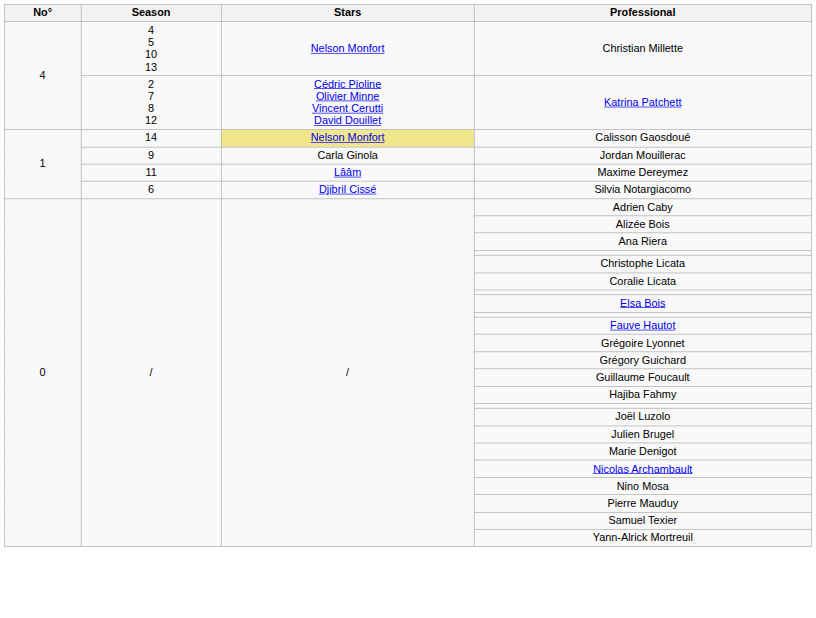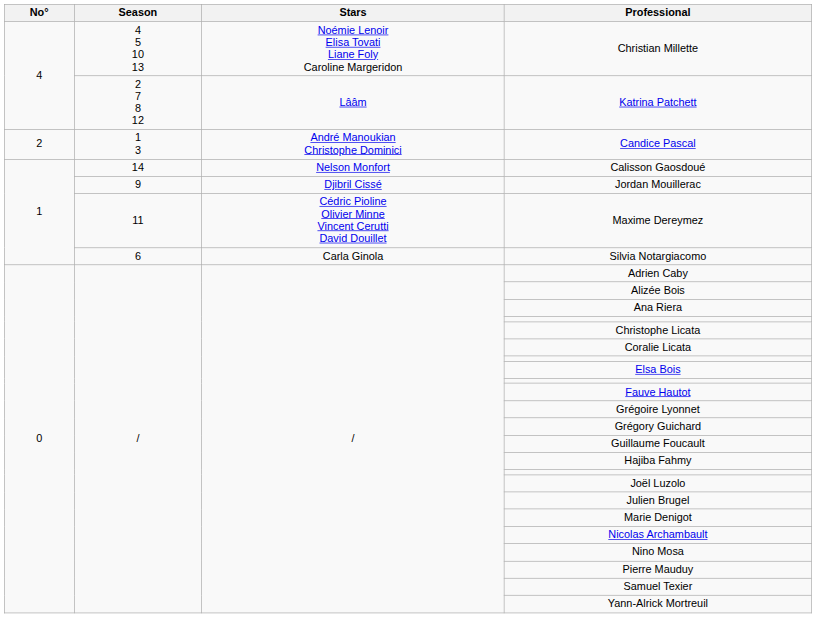(348, 48) Nelson Monfort -> (353, 48) Noémie Lenoir Elisa Tovati Liane Foly Caroline Margeridon
(348, 102) Cédric Pioline Olivier Minne Vincent Cerutti David Douillet -> (353, 102) Lââm
+ row: (138, 144)
(348, 138) khaki background -> (353, 167) no background
(348, 155) Carla Ginola -> (353, 185) Djibril Cissé
(348, 172) Lââm -> (353, 220) Cédric Pioline Olivier Minne Vincent Cerutti David Douillet
(348, 190) Djibril Cissé -> (353, 256) Carla Ginola
